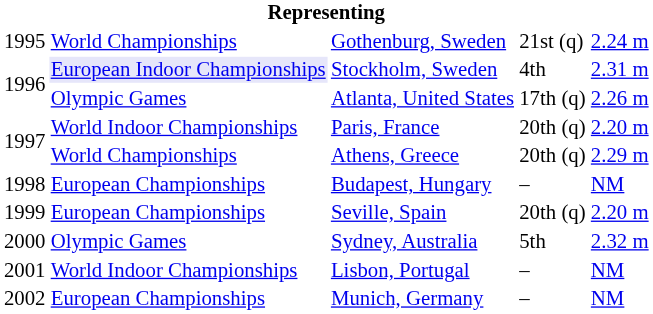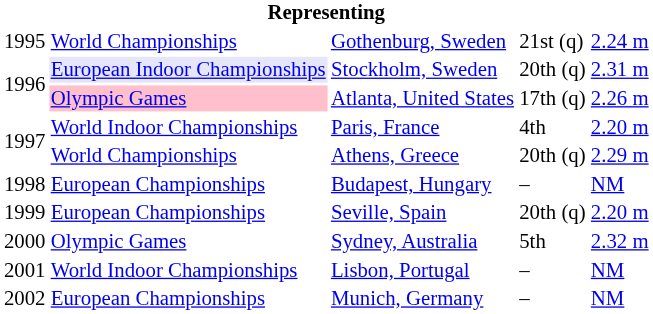(533, 69) 4th -> (552, 69) 20th (q)
(119, 98) no background -> (119, 98) pink background
(552, 126) 20th (q) -> (533, 126) 4th
